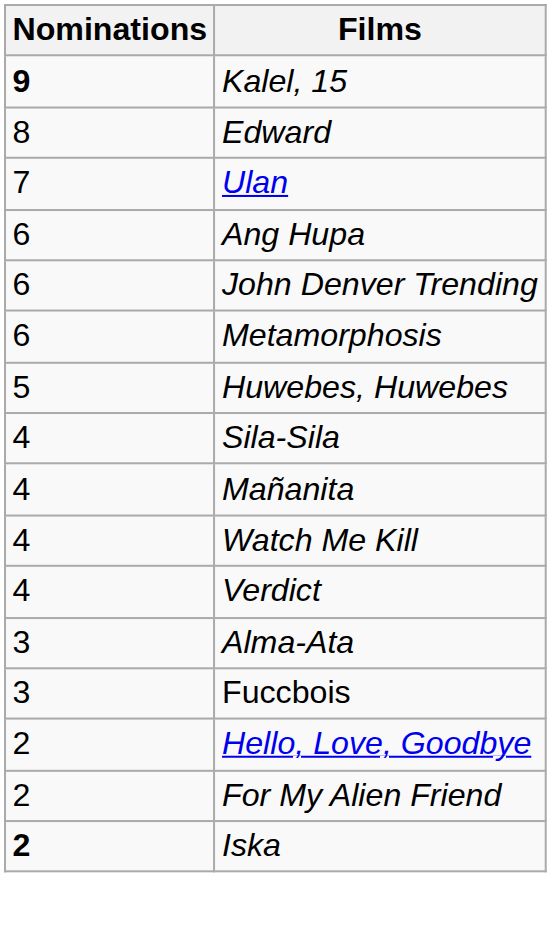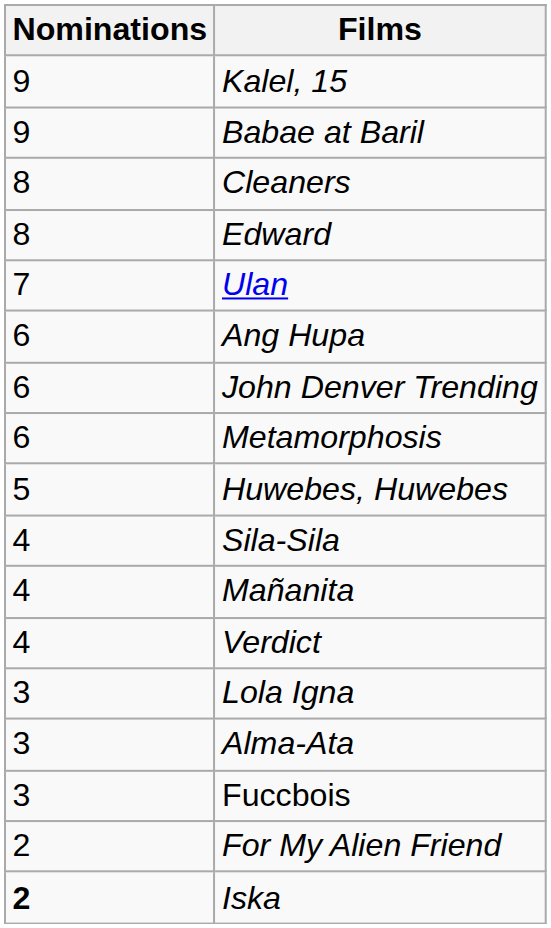(21, 81) bold -> (21, 81) normal
+ row: (323, 132)
+ row: (286, 183)
- row: (320, 540)
+ row: (288, 693)
- row: (377, 744)
